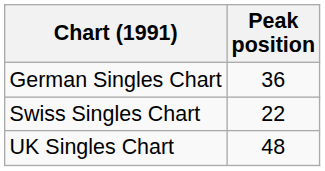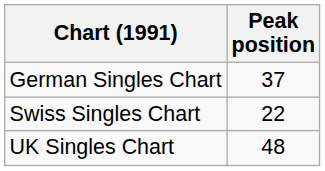(273, 79) 36 -> (273, 79) 37
